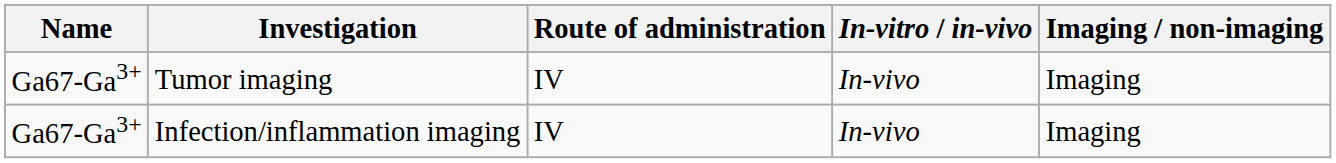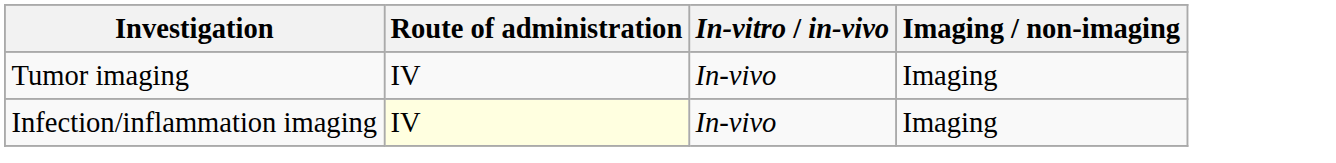- column: (77, 28)
(549, 131) no background -> (405, 122) lightyellow background
